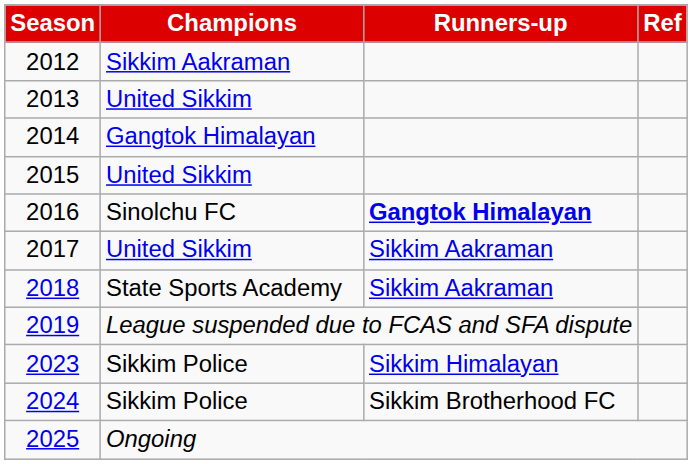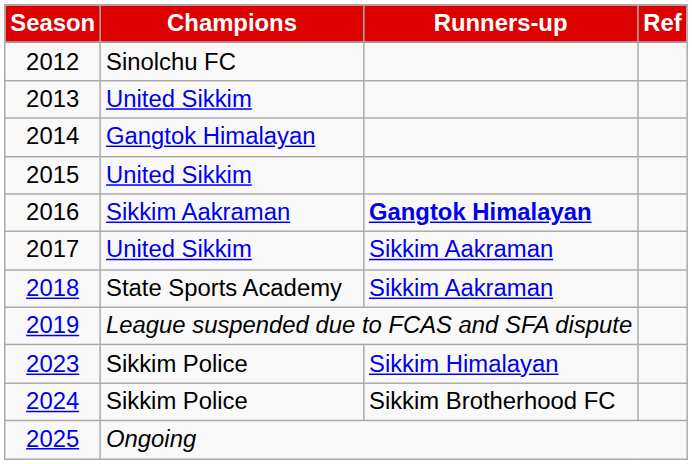(198, 61) Sikkim Aakraman -> (171, 61) Sinolchu FC
(171, 212) Sinolchu FC -> (198, 212) Sikkim Aakraman
